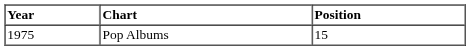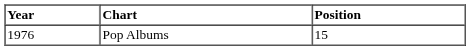(21, 35) 1975 -> (21, 35) 1976
